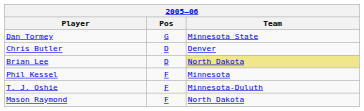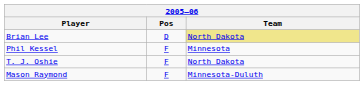- row: (30, 36)
- row: (34, 49)
(225, 87) Minnesota-Duluth -> (216, 62) North Dakota
(216, 100) North Dakota -> (225, 74) Minnesota-Duluth
